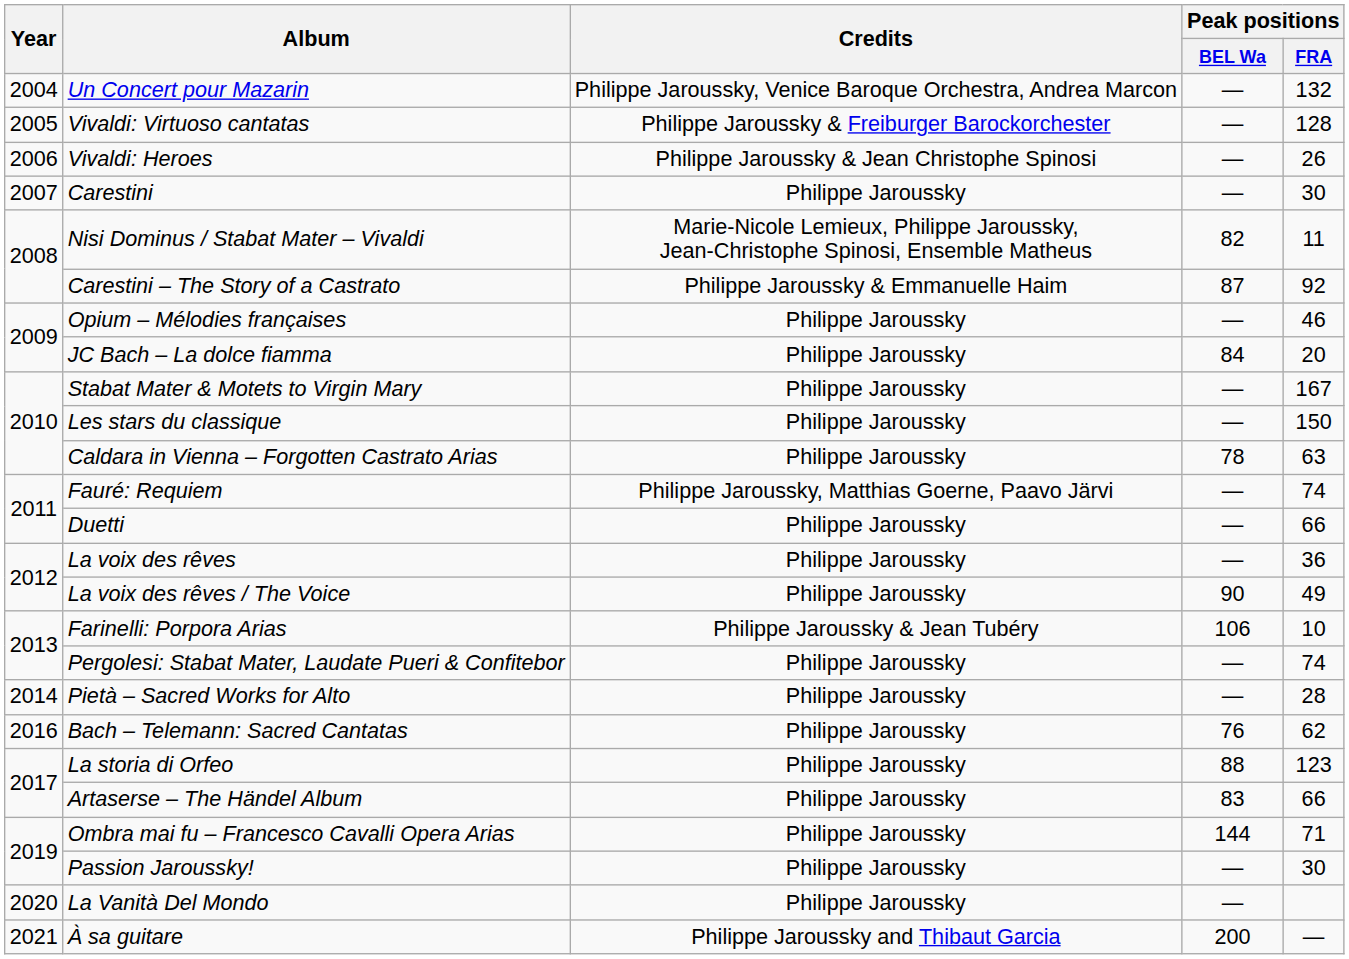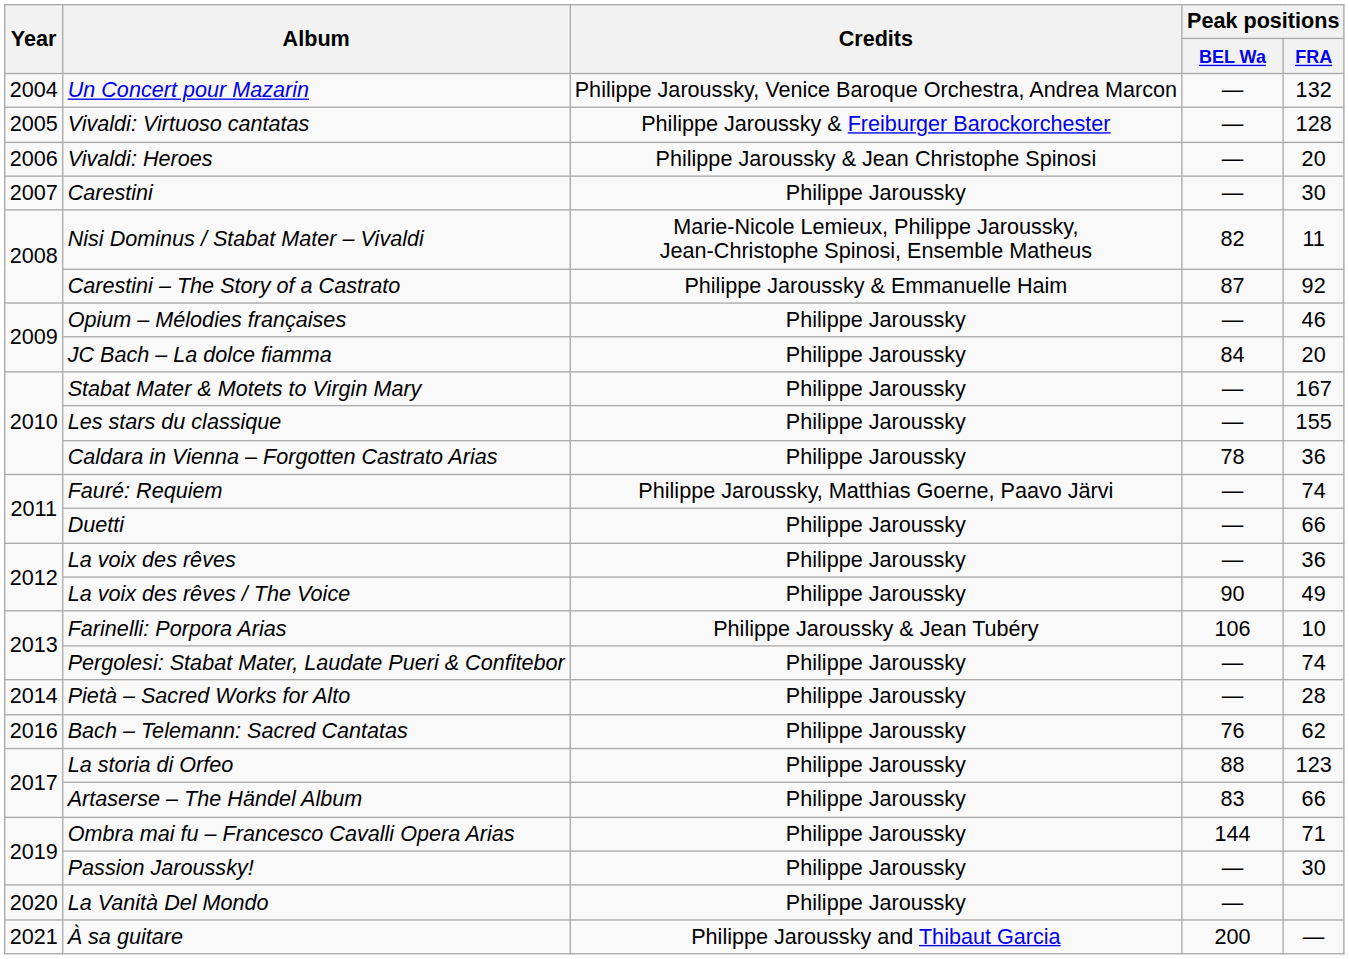(1314, 158) 26 -> (1314, 158) 20
(1314, 422) 150 -> (1314, 422) 155
(1314, 457) 63 -> (1314, 457) 36
